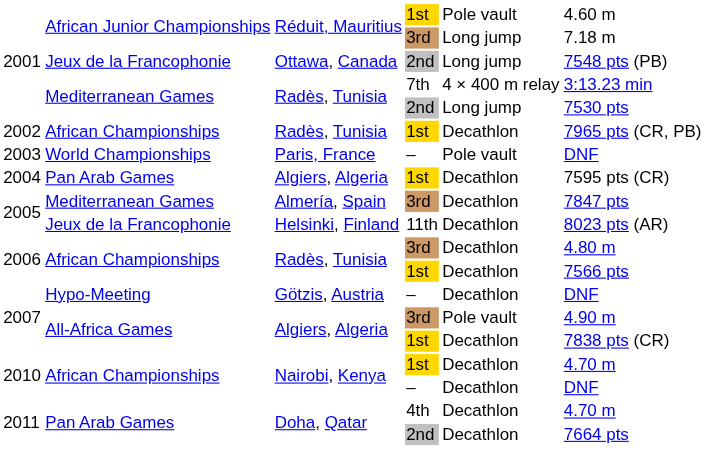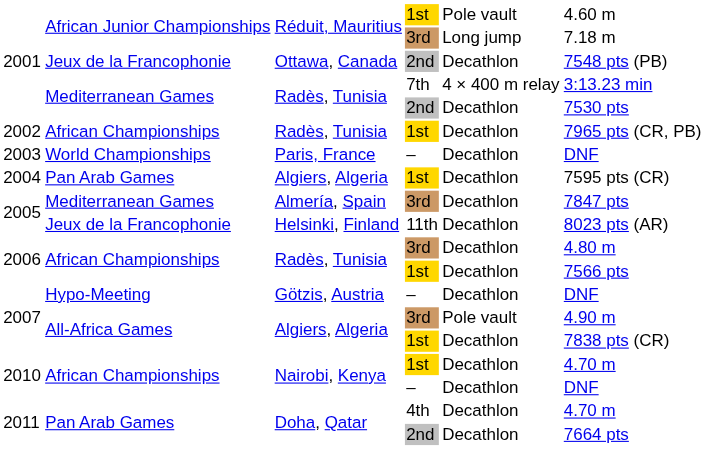(482, 61) Long jump -> (480, 61) Decathlon
(482, 107) Long jump -> (480, 107) Decathlon
(479, 154) Pole vault -> (480, 154) Decathlon
